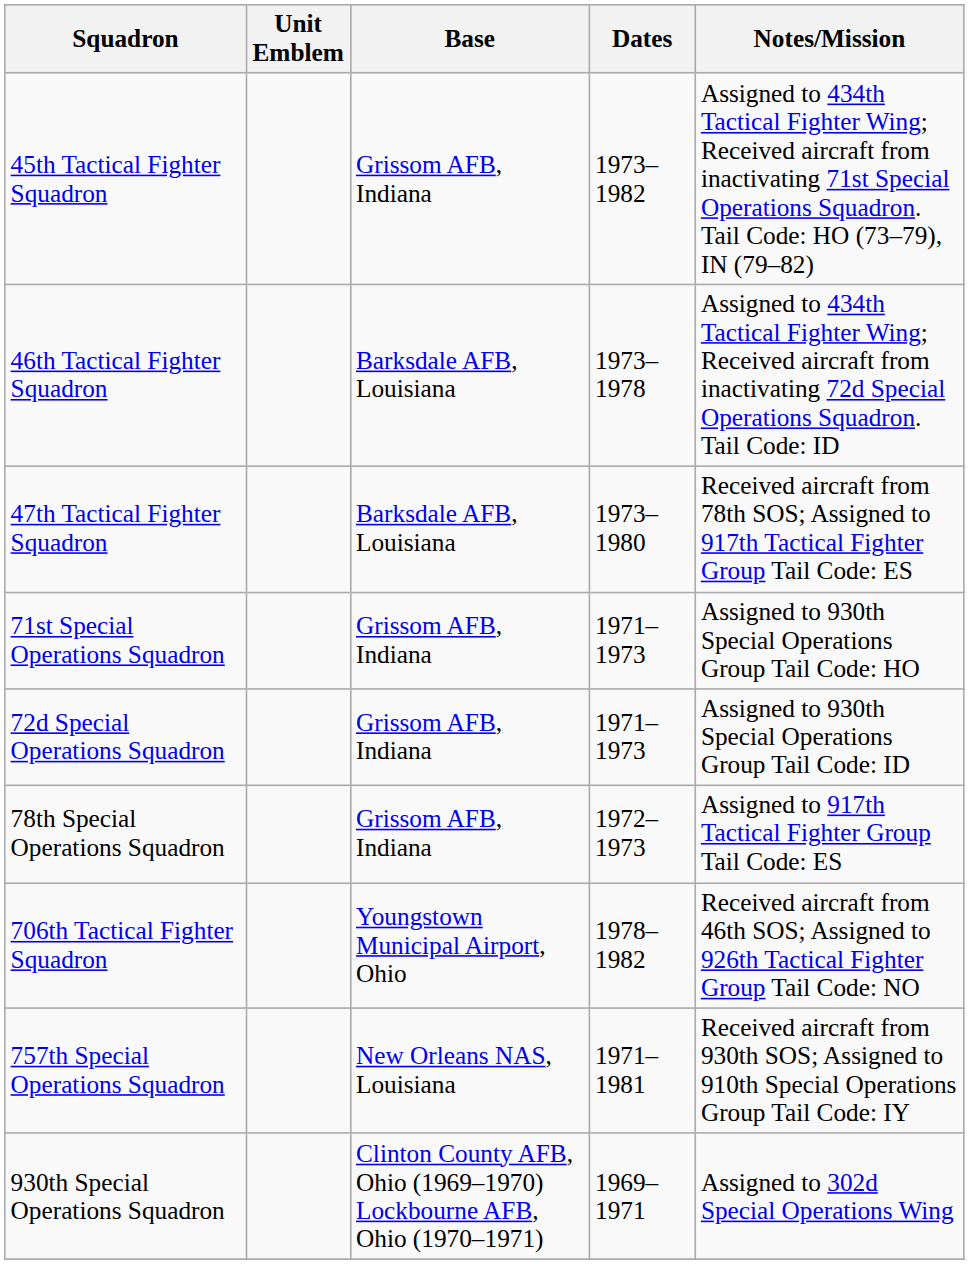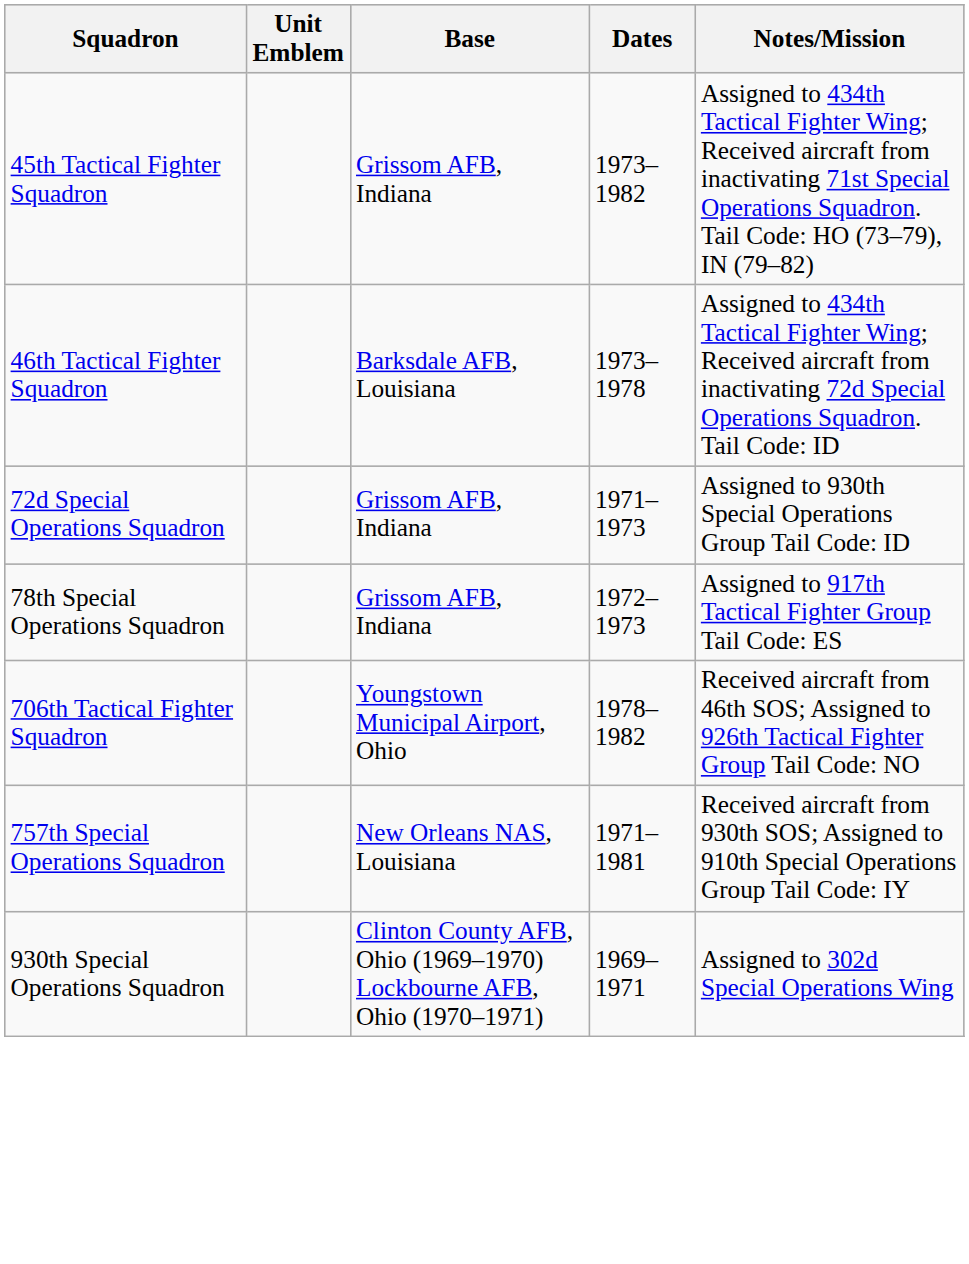- row: (116, 528)
- row: (118, 639)
